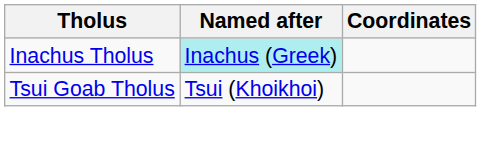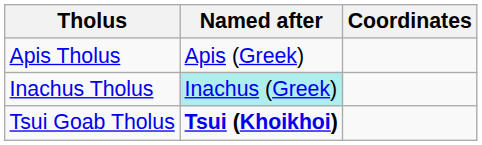+ row: (65, 55)
(254, 88) normal -> (261, 122) bold
